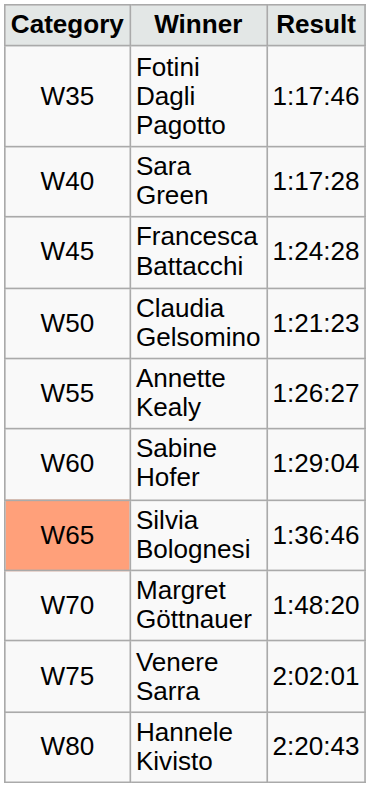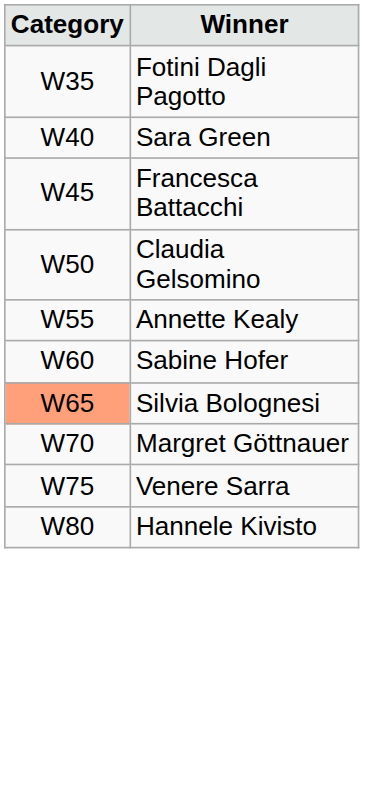- column: (316, 25)
